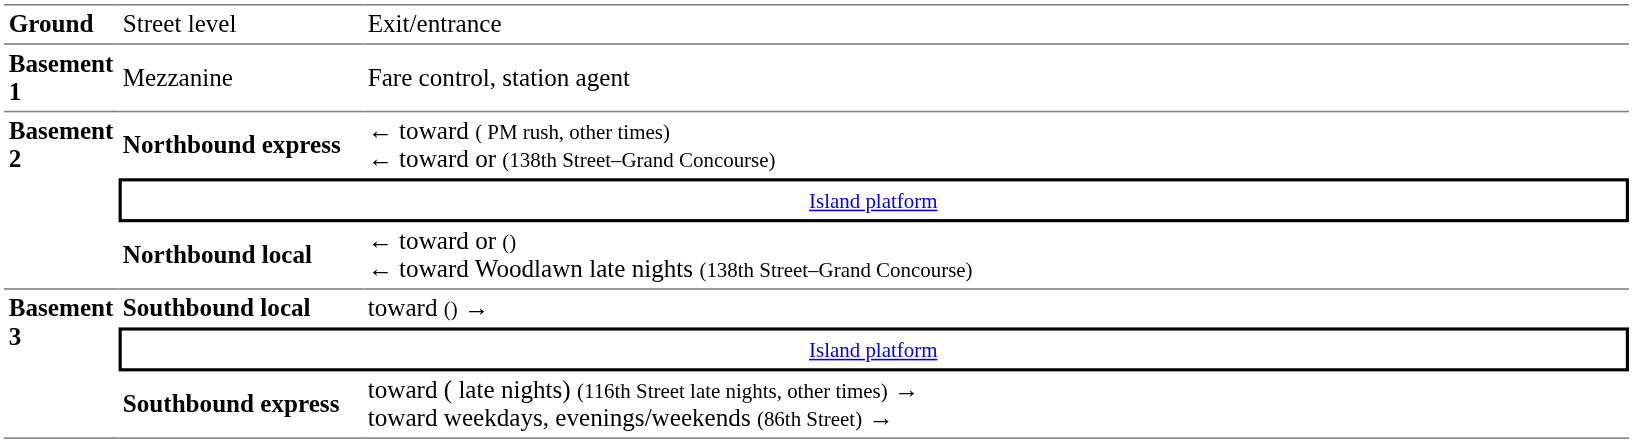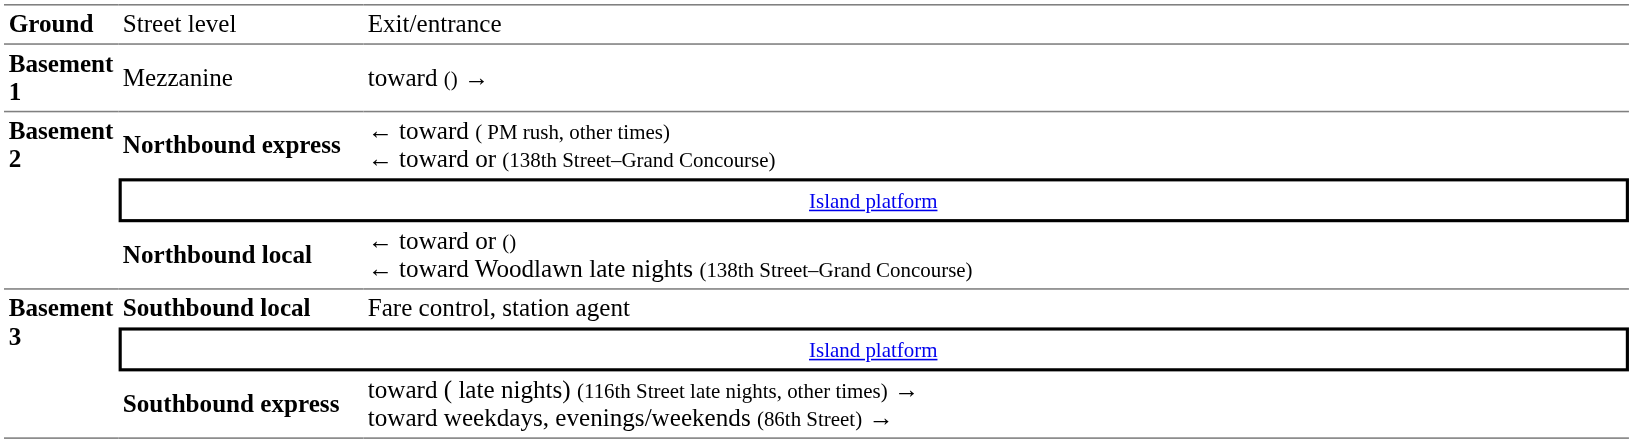(499, 77) Fare control, station agent -> (428, 77) toward () →
(428, 308) toward () → -> (499, 308) Fare control, station agent
